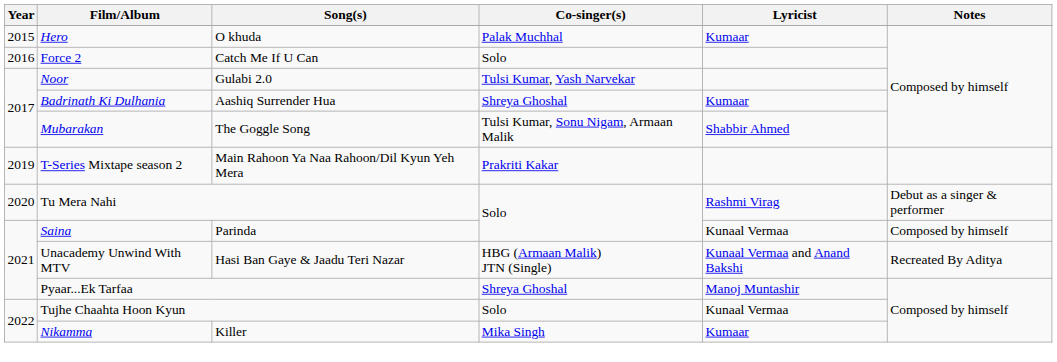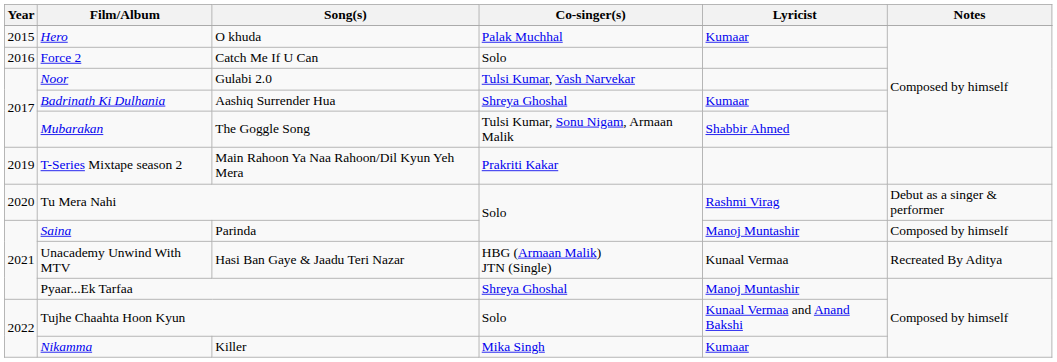(747, 231) Kunaal Vermaa -> (752, 231) Manoj Muntashir
(778, 259) Kunaal Vermaa and Anand Bakshi -> (747, 259) Kunaal Vermaa
(747, 310) Kunaal Vermaa -> (778, 317) Kunaal Vermaa and Anand Bakshi
